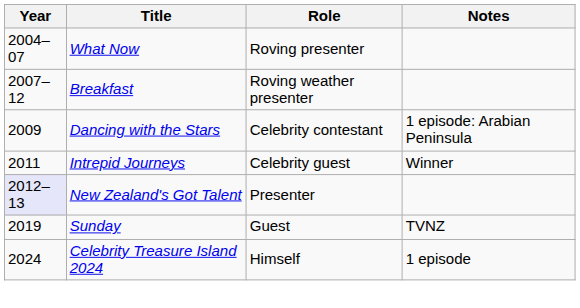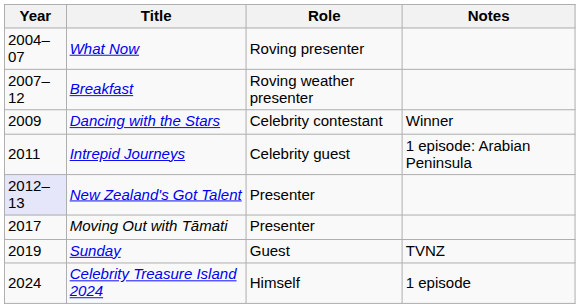(468, 130) 1 episode: Arabian Peninsula -> (430, 121) Winner
(430, 162) Winner -> (468, 154) 1 episode: Arabian Peninsula
+ row: (149, 227)
